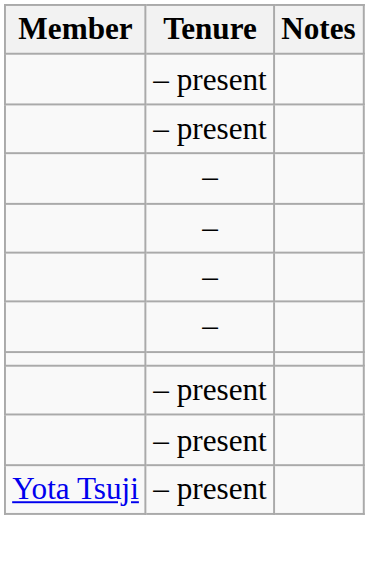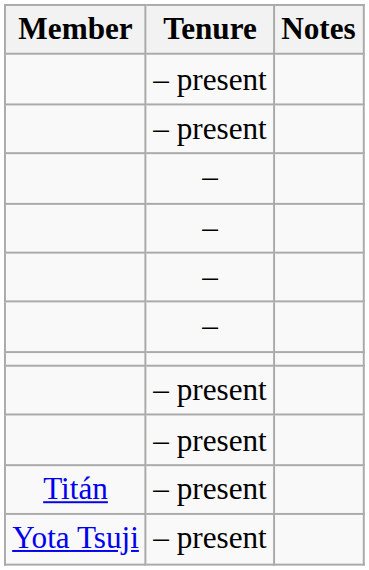+ row: (76, 488)
